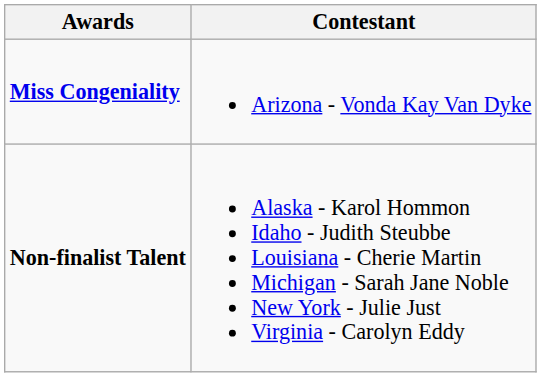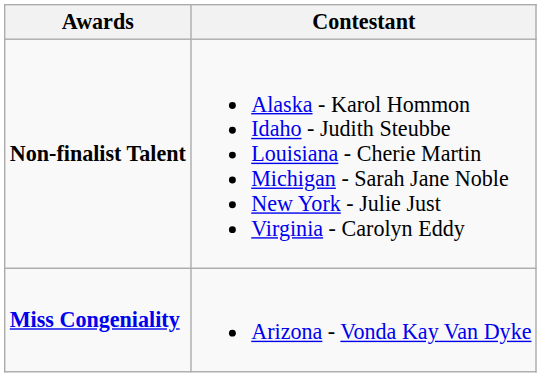rows swapped: (95, 91) <-> (98, 257)
